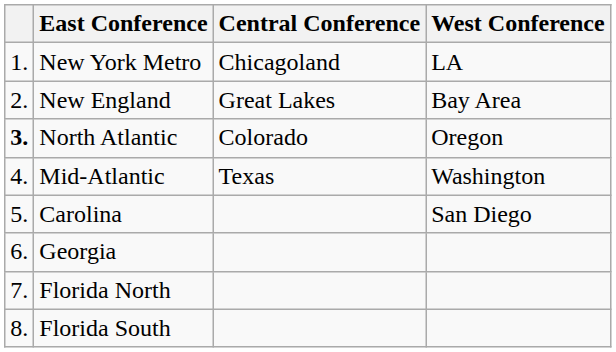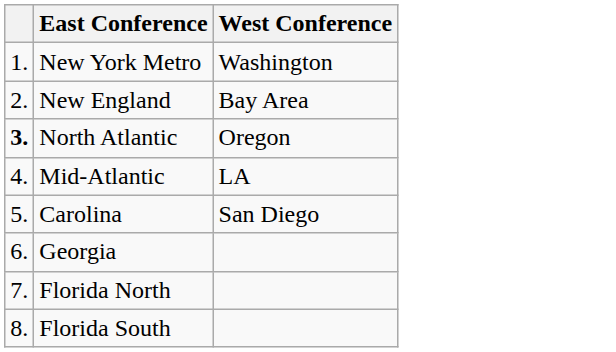- column: (319, 23)
(447, 61) LA -> (276, 61) Washington
(488, 175) Washington -> (235, 175) LA
